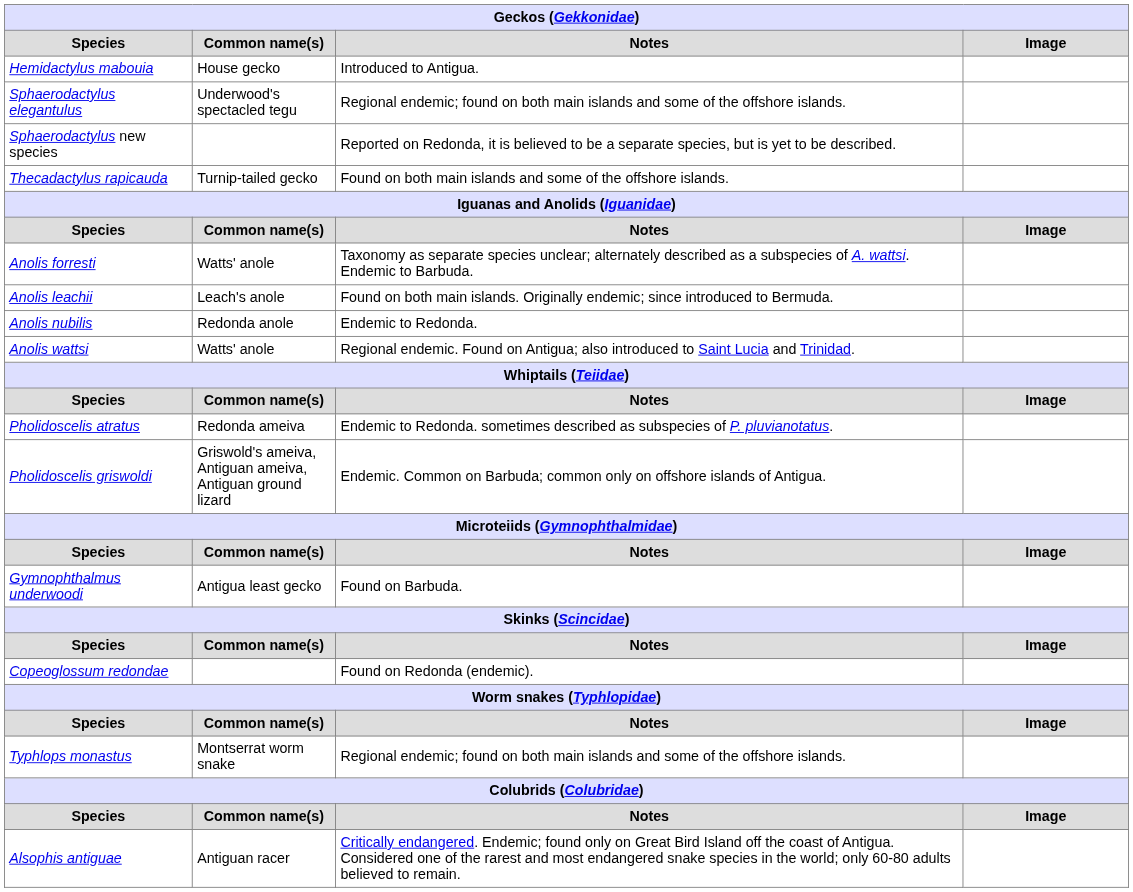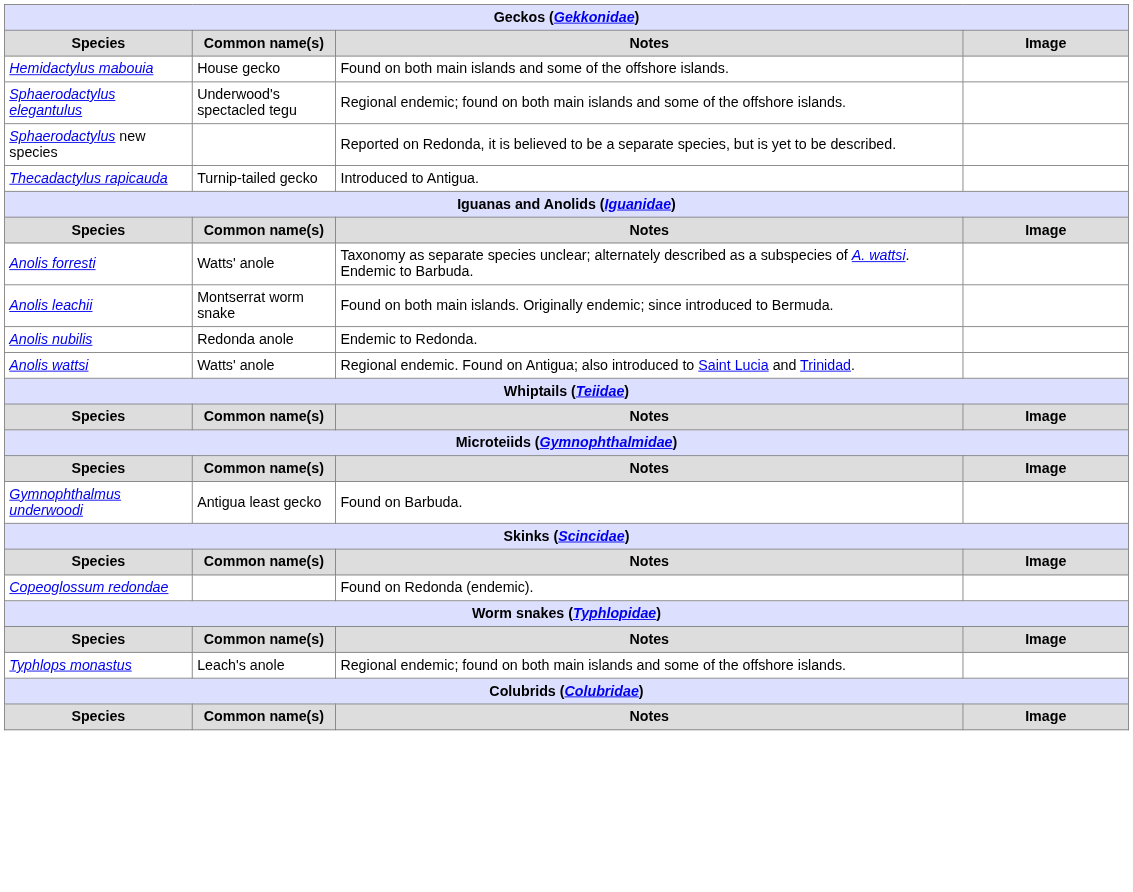(410, 69) Introduced to Antigua. -> (535, 69) Found on both main islands and some of the offshore islands.
(535, 178) Found on both main islands and some of the offshore islands. -> (410, 178) Introduced to Antigua.
(241, 297) Leach's anole -> (251, 305) Montserrat worm snake
- row: (75, 426)
- row: (81, 476)
(251, 756) Montserrat worm snake -> (241, 665) Leach's anole
- row: (66, 858)
